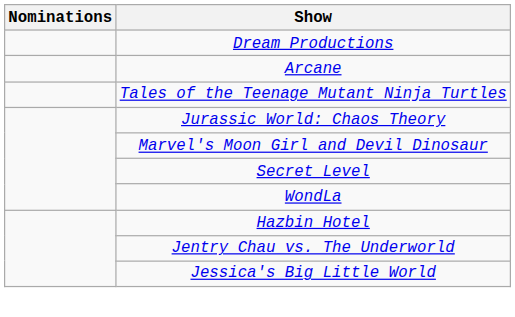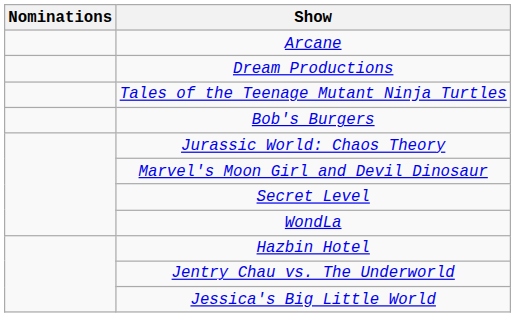rows swapped: (313, 69) <-> (313, 43)
+ row: (313, 120)
